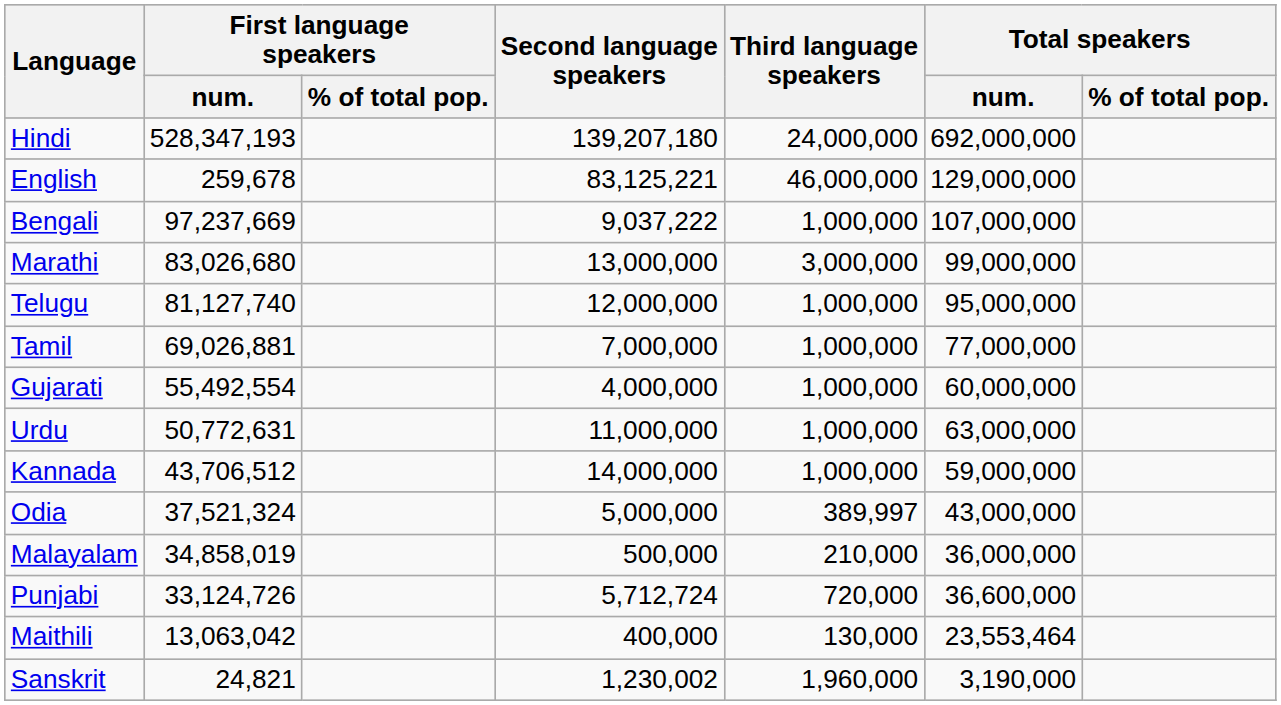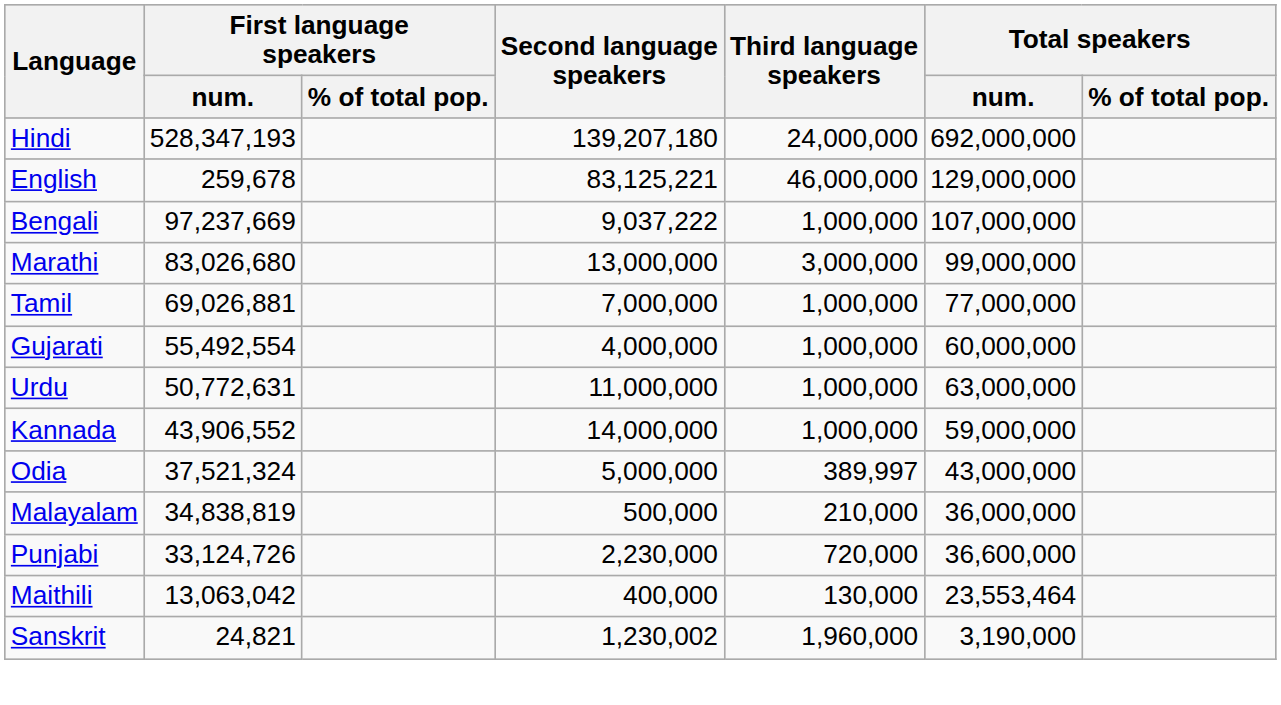- row: (50, 304)
(230, 470) 43,706,512 -> (230, 429) 43,906,552
(230, 554) 34,858,019 -> (230, 512) 34,838,819
(660, 595) 5,712,724 -> (660, 554) 2,230,000
